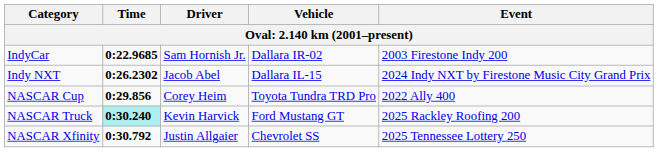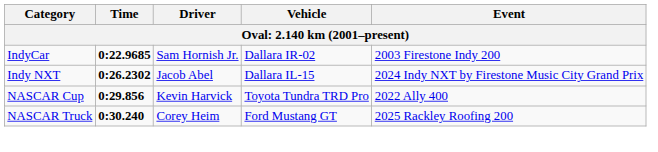(195, 95) Corey Heim -> (194, 95) Kevin Harvick
(128, 116) paleturquoise background -> (121, 116) no background
(201, 116) Kevin Harvick -> (188, 116) Corey Heim
- row: (53, 136)
